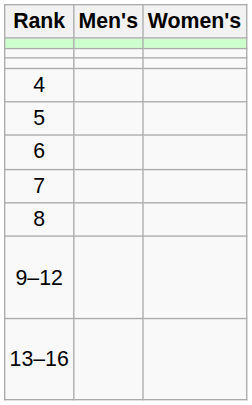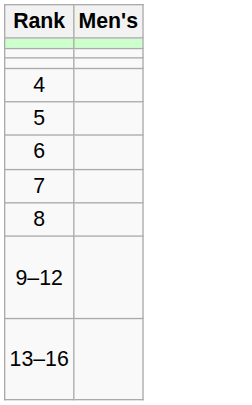- column: (195, 21)
